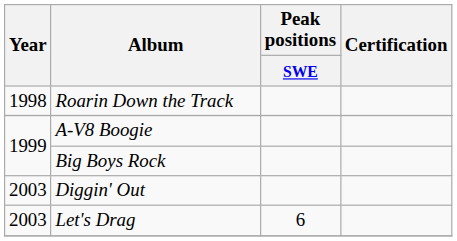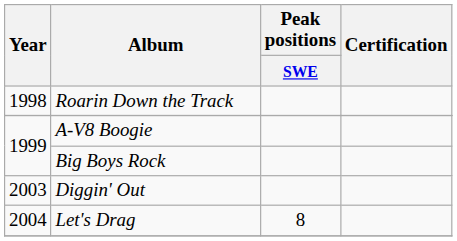(28, 220) 2003 -> (28, 220) 2004
(300, 220) 6 -> (300, 220) 8
